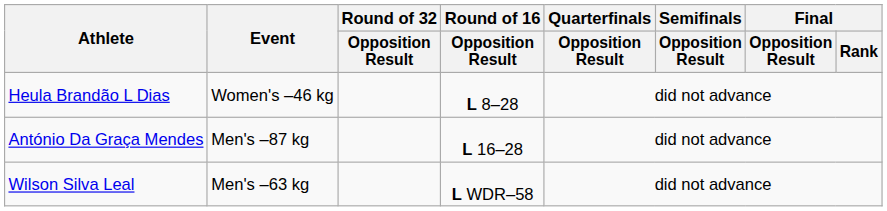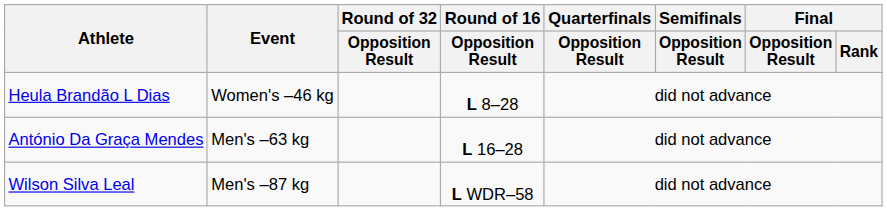(260, 140) Men's –87 kg -> (260, 140) Men's –63 kg
(260, 184) Men's –63 kg -> (260, 184) Men's –87 kg
